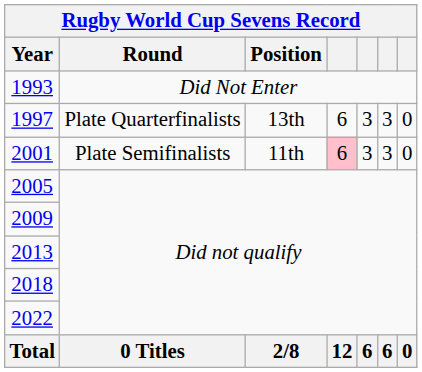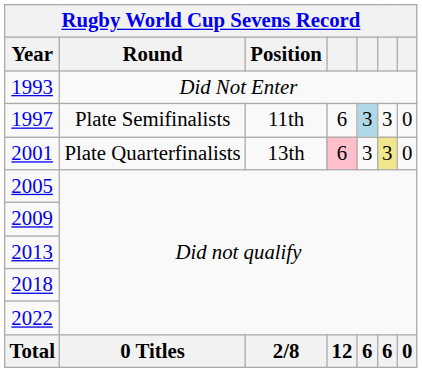(153, 119) Plate Quarterfinalists -> (153, 119) Plate Semifinalists
(286, 119) 13th -> (286, 119) 11th
(367, 119) no background -> (367, 119) lightblue background
(153, 152) Plate Semifinalists -> (153, 152) Plate Quarterfinalists
(286, 152) 11th -> (286, 152) 13th
(387, 152) no background -> (387, 152) khaki background
